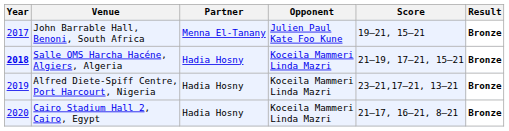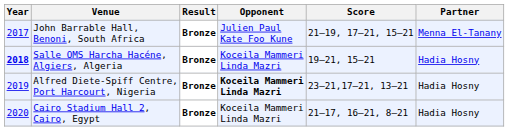columns swapped: (224, 12) <-> (485, 12)
(391, 33) 19–21, 15–21 -> (361, 33) 21–19, 17–21, 15–21
(411, 59) 21–19, 17–21, 15–21 -> (341, 59) 19–21, 15–21
(312, 86) normal -> (262, 86) bold
